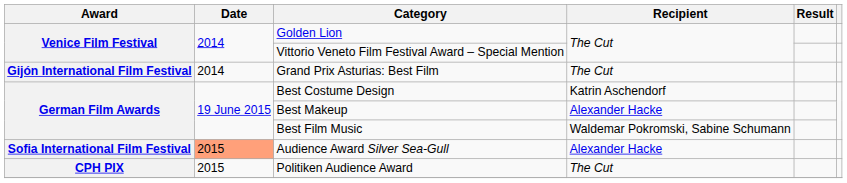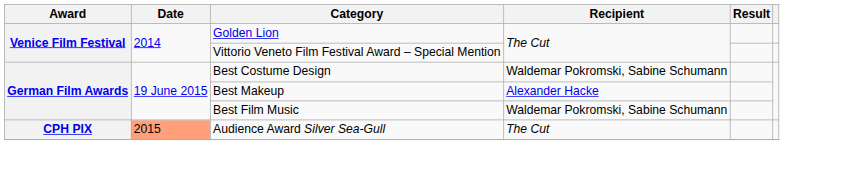- row: (358, 71)
(618, 91) Katrin Aschendorf -> (617, 71) Waldemar Pokromski, Sabine Schumann
(99, 149) Sofia International Film Festival -> (68, 129) CPH PIX
(616, 149) Alexander Hacke -> (528, 129) The Cut
- row: (345, 168)
